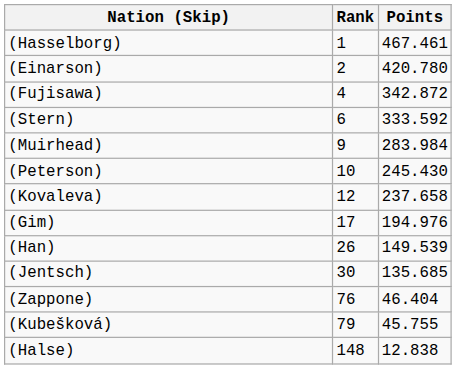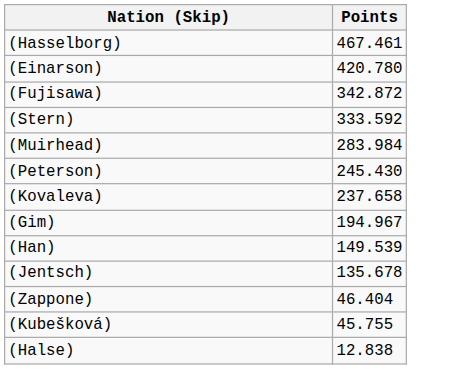- column: (355, 17)
(415, 223) 194.976 -> (370, 223) 194.967
(415, 274) 135.685 -> (370, 274) 135.678
